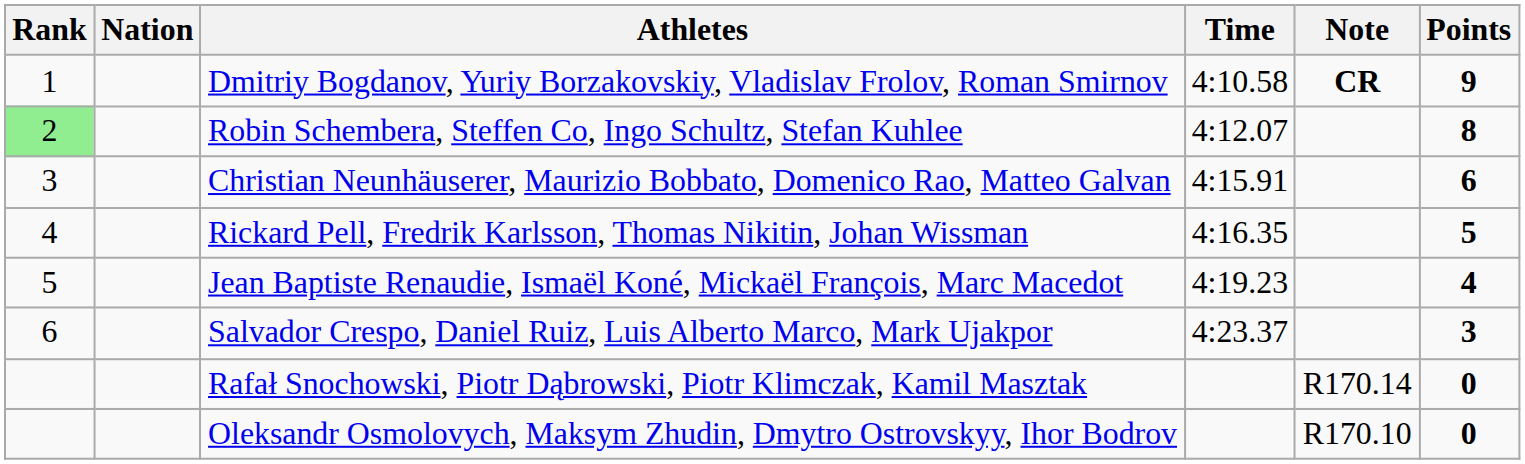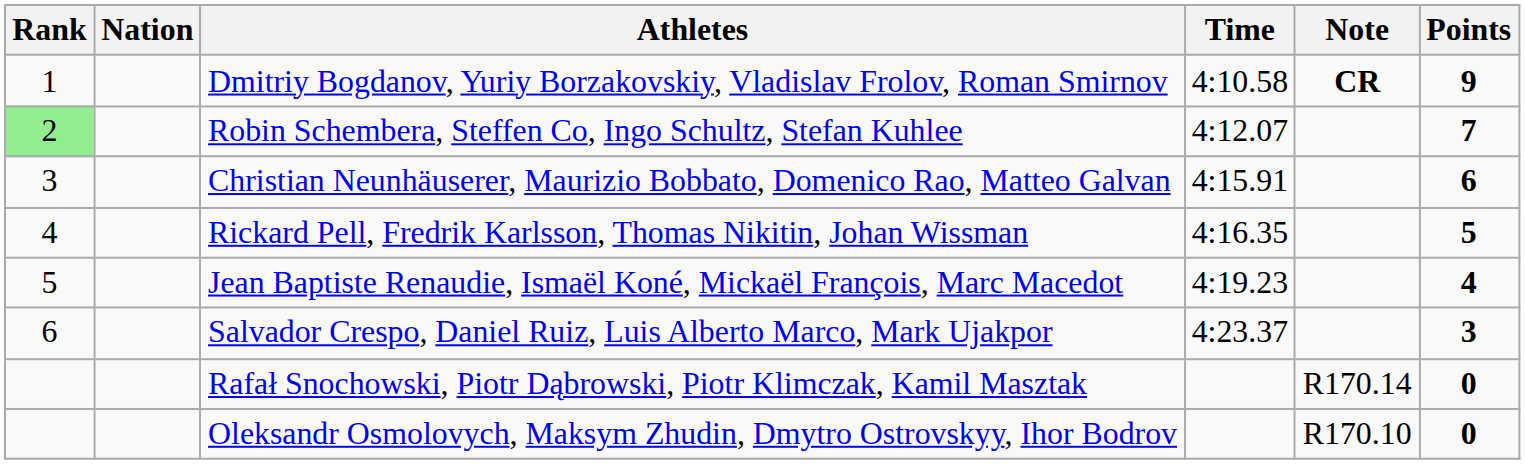(1469, 130) 8 -> (1469, 130) 7
